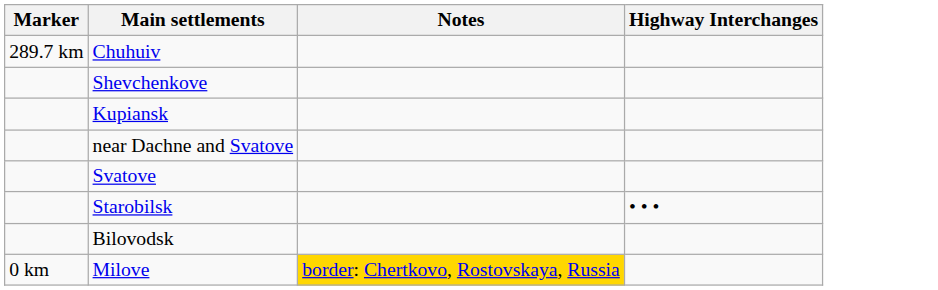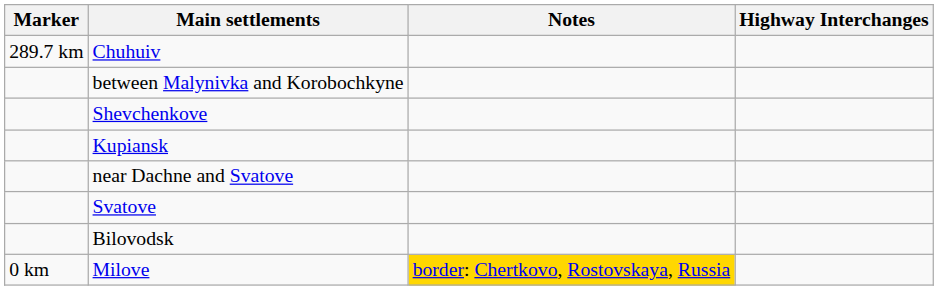+ row: (248, 82)
- row: (132, 207)
